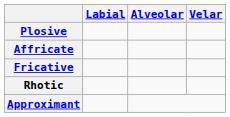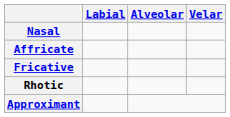+ row: (44, 31)
- row: (44, 31)
